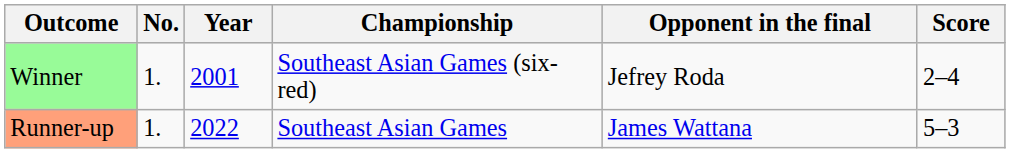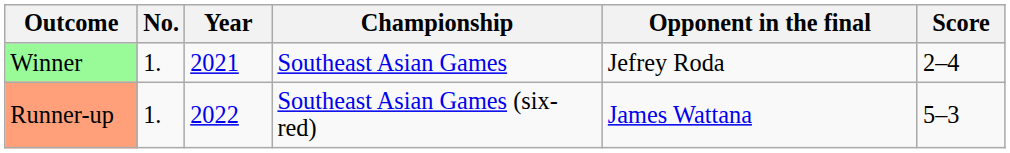(215, 76) 2001 -> (215, 62) 2021
(418, 76) Southeast Asian Games (six-red) -> (392, 62) Southeast Asian Games
(392, 128) Southeast Asian Games -> (418, 114) Southeast Asian Games (six-red)
